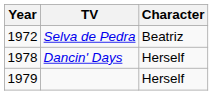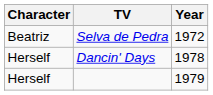columns swapped: (22, 15) <-> (173, 15)
